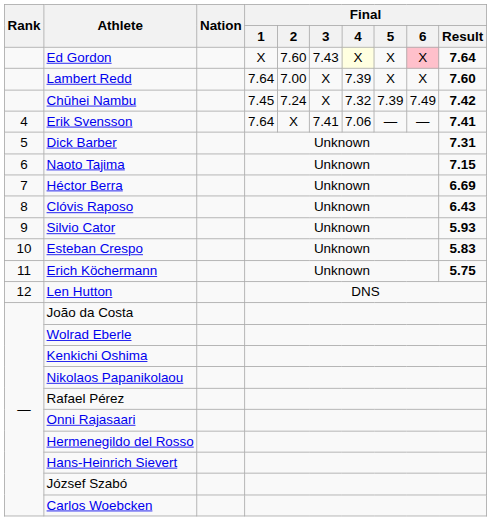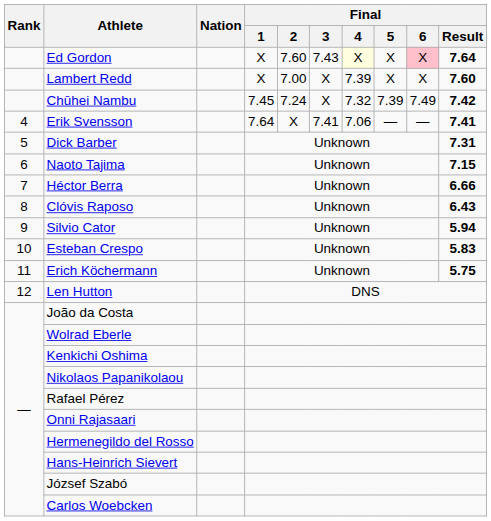(261, 79) 7.64 -> (261, 79) X
(463, 185) 6.69 -> (463, 185) 6.66
(463, 228) 5.93 -> (463, 228) 5.94
